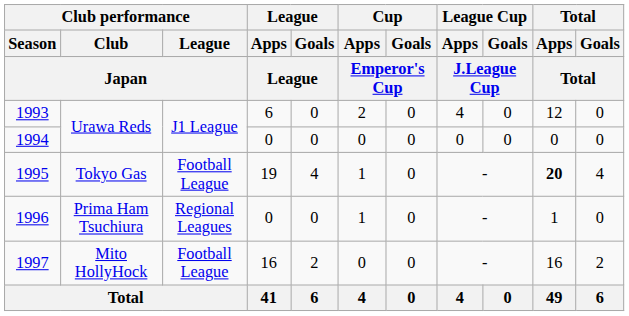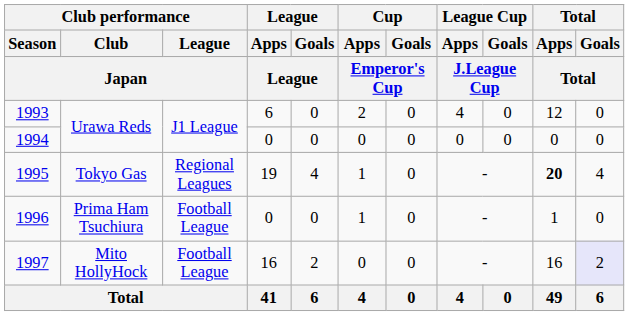(204, 174) Football League -> (204, 174) Regional Leagues
(204, 218) Regional Leagues -> (204, 218) Football League
(600, 262) no background -> (600, 262) lavender background
